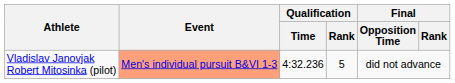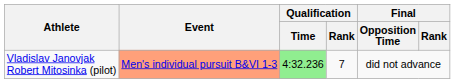(303, 65) no background -> (303, 65) lightgreen background
(342, 65) 5 -> (342, 65) 7
